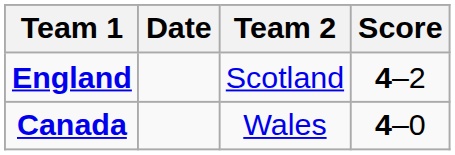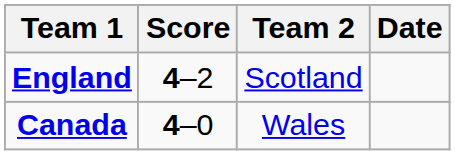columns swapped: (400, 28) <-> (179, 28)
